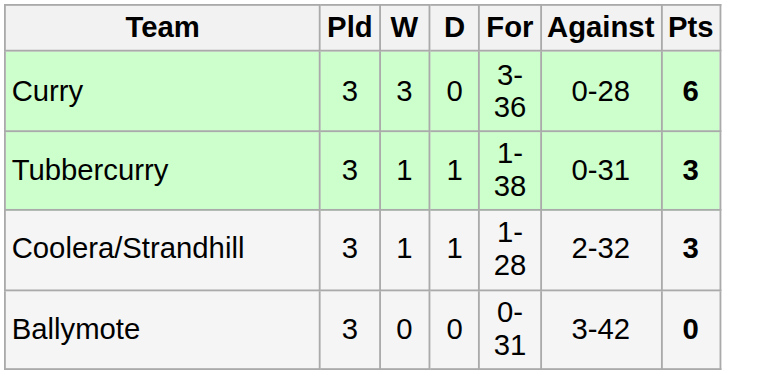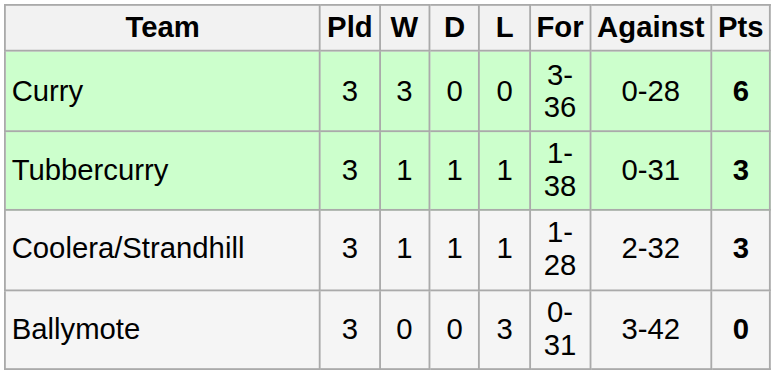+ column: (505, 27)
